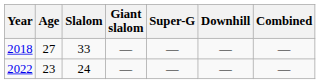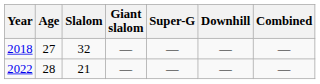(84, 48) 33 -> (84, 48) 32
(49, 68) 23 -> (49, 68) 28
(84, 68) 24 -> (84, 68) 21
